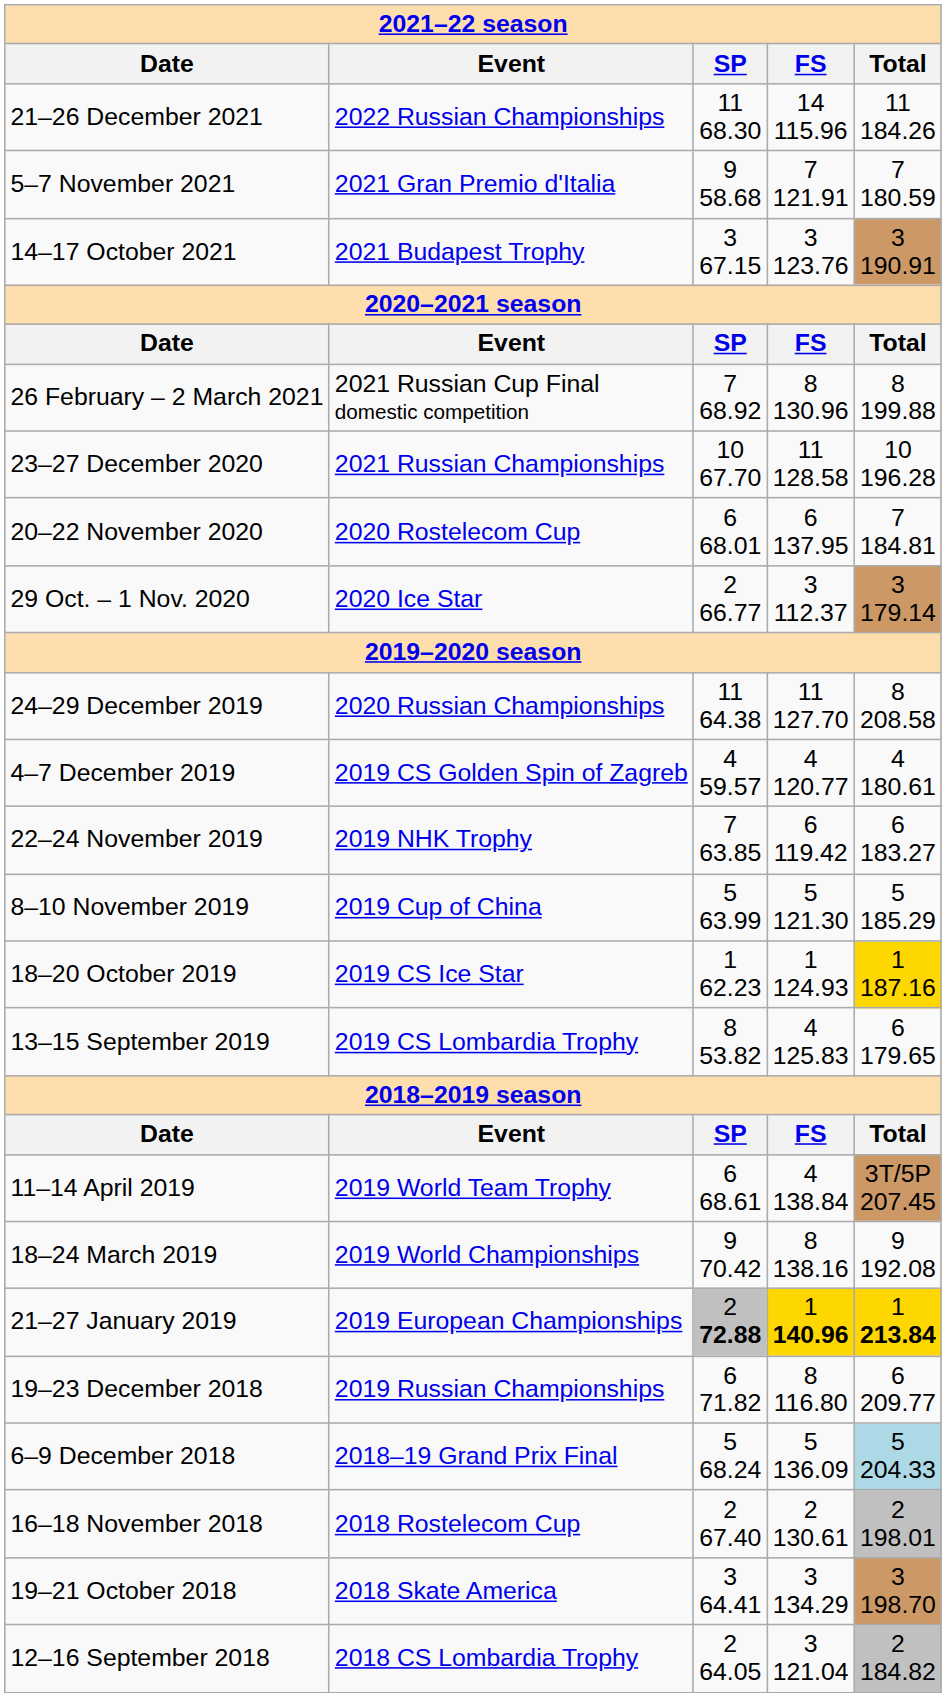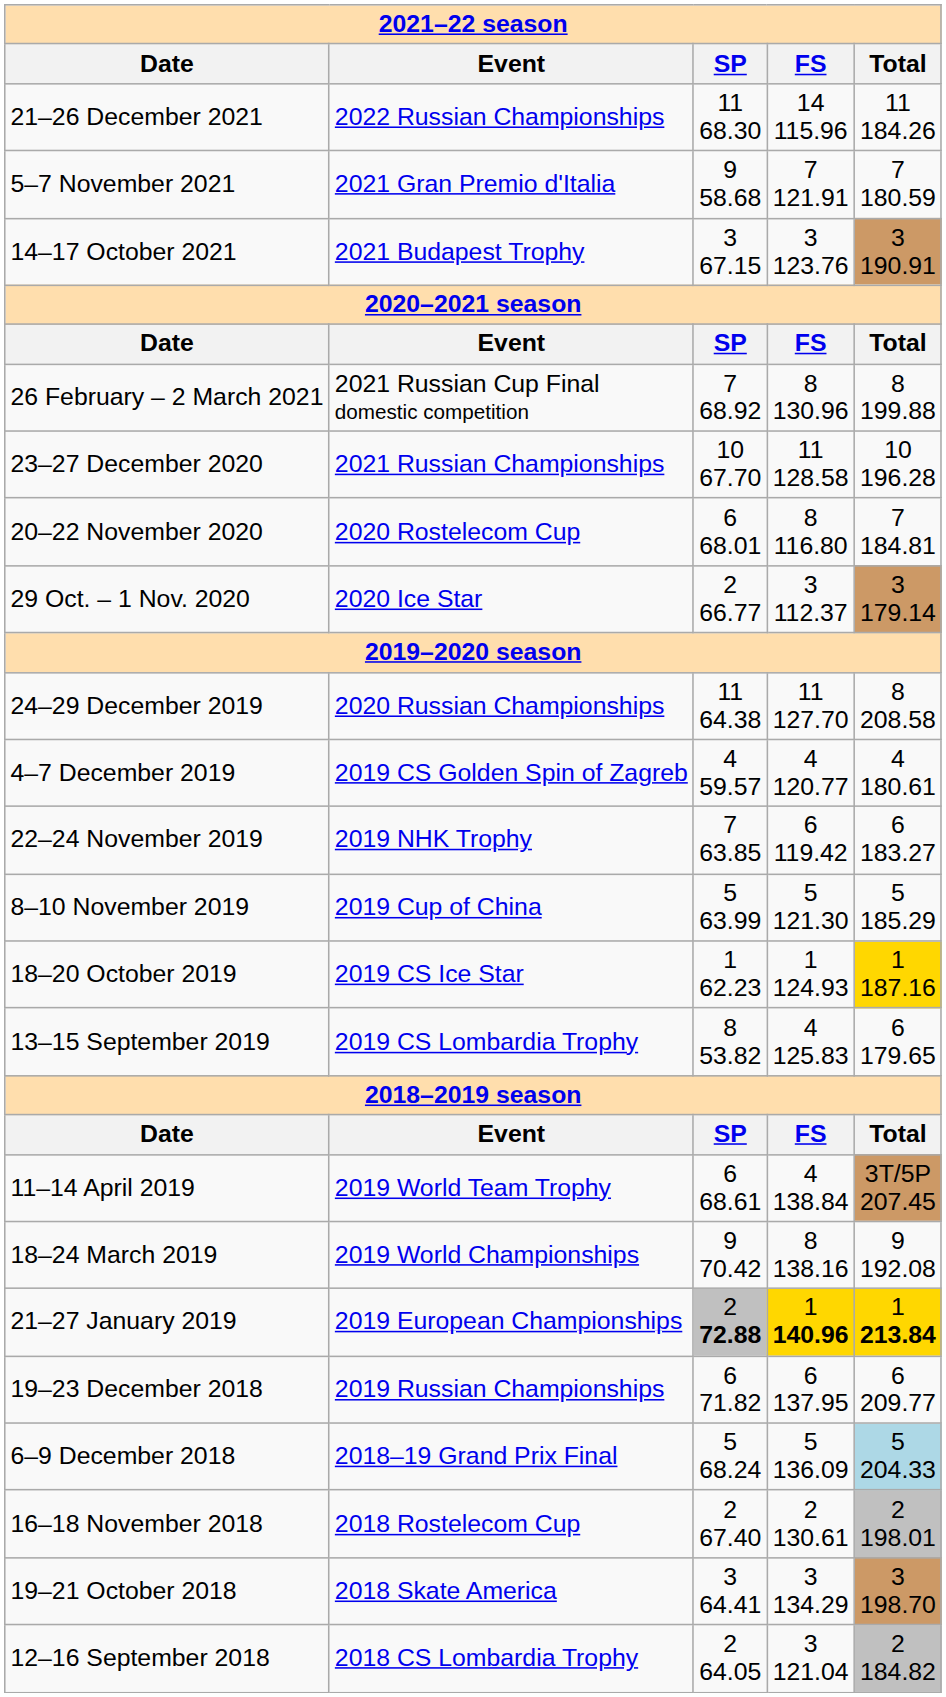(811, 531) 6 137.95 -> (811, 531) 8 116.80
(811, 1389) 8 116.80 -> (811, 1389) 6 137.95
